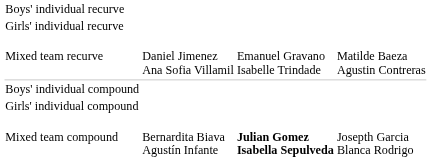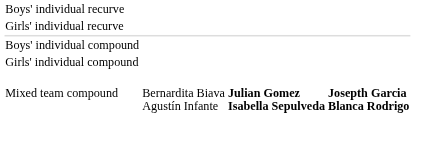- row: (54, 56)
(375, 143) normal -> (369, 99) bold
